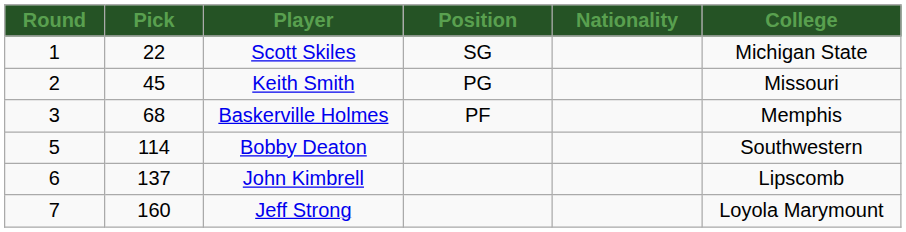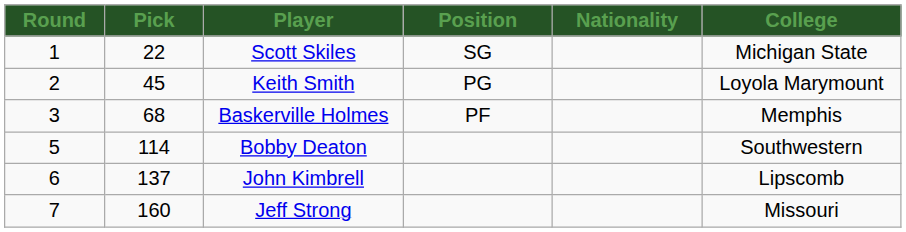(801, 83) Missouri -> (801, 83) Loyola Marymount
(801, 210) Loyola Marymount -> (801, 210) Missouri
